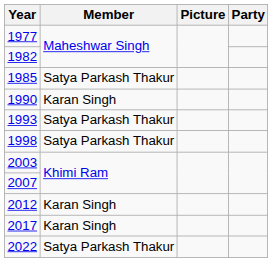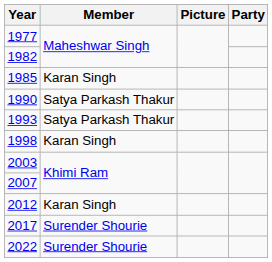(109, 78) Satya Parkash Thakur -> (80, 78) Karan Singh
(80, 99) Karan Singh -> (109, 99) Satya Parkash Thakur
(109, 141) Satya Parkash Thakur -> (80, 141) Karan Singh
(80, 225) Karan Singh -> (95, 225) Surender Shourie
(109, 246) Satya Parkash Thakur -> (95, 246) Surender Shourie
